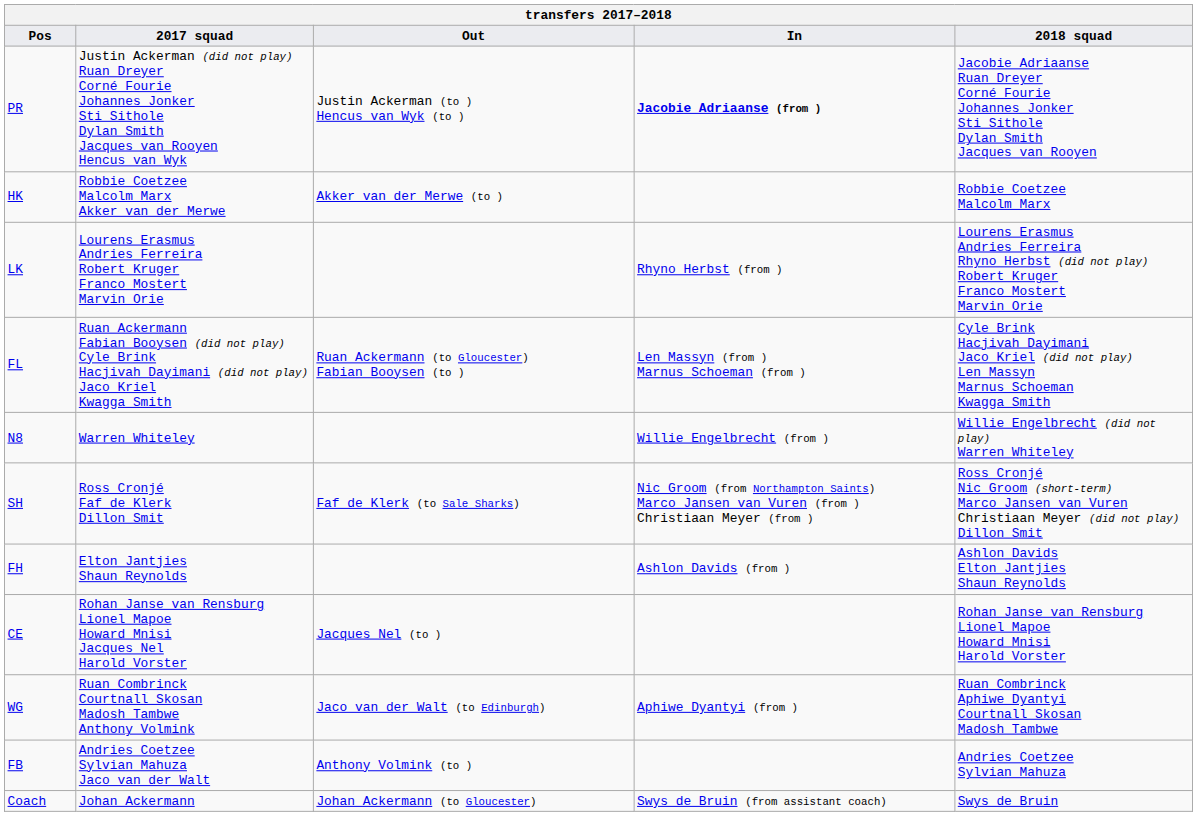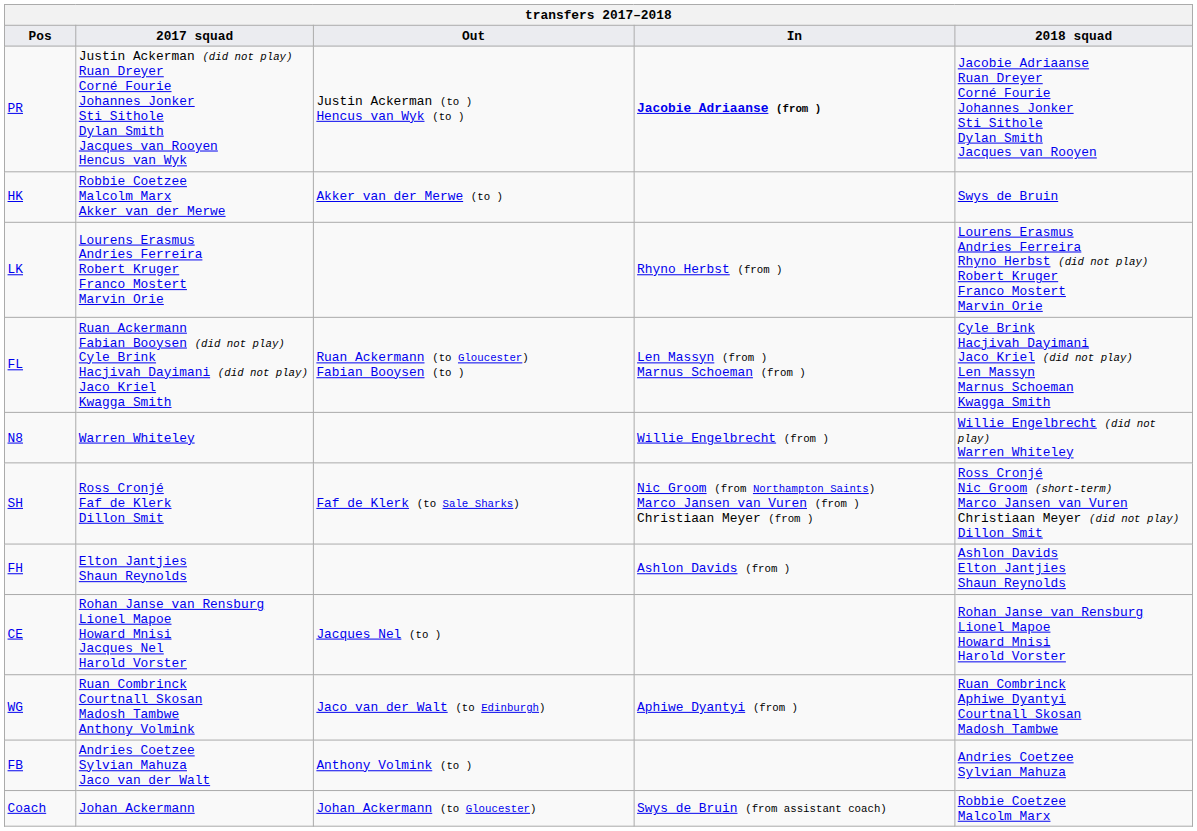(1012, 197) Robbie Coetzee Malcolm Marx -> (1008, 197) Swys de Bruin
(1008, 801) Swys de Bruin -> (1012, 809) Robbie Coetzee Malcolm Marx
